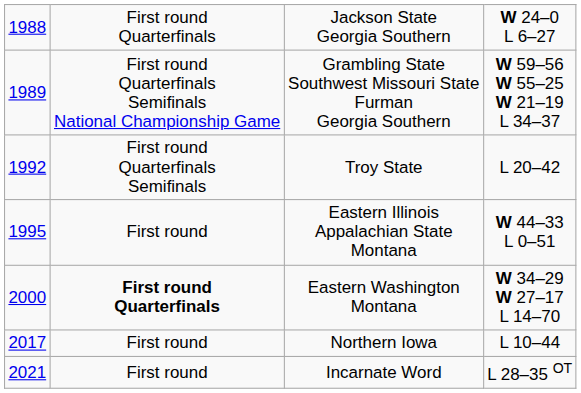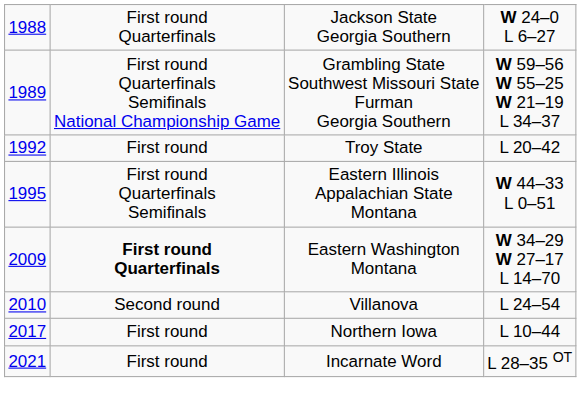(167, 167) First round Quarterfinals Semifinals -> (167, 148) First round
(167, 232) First round -> (167, 194) First round Quarterfinals Semifinals
(27, 297) 2000 -> (27, 259) 2009
+ row: (384, 305)
